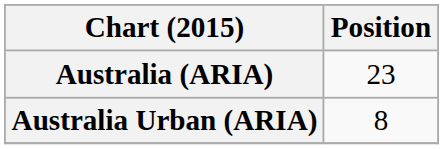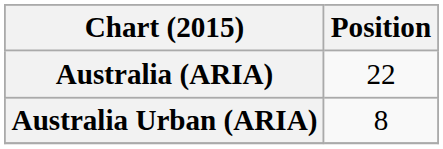(381, 73) 23 -> (381, 73) 22
